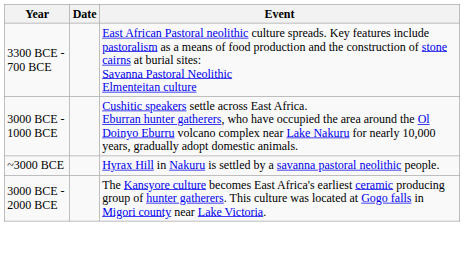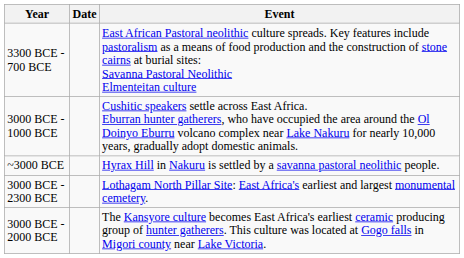+ row: (36, 191)
